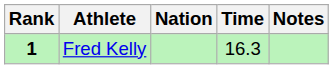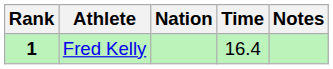(243, 48) 16.3 -> (243, 48) 16.4
